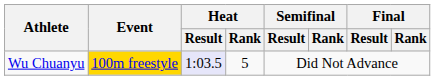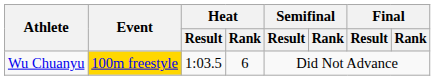(203, 63) lavender background -> (203, 63) no background
(245, 63) 5 -> (245, 63) 6
